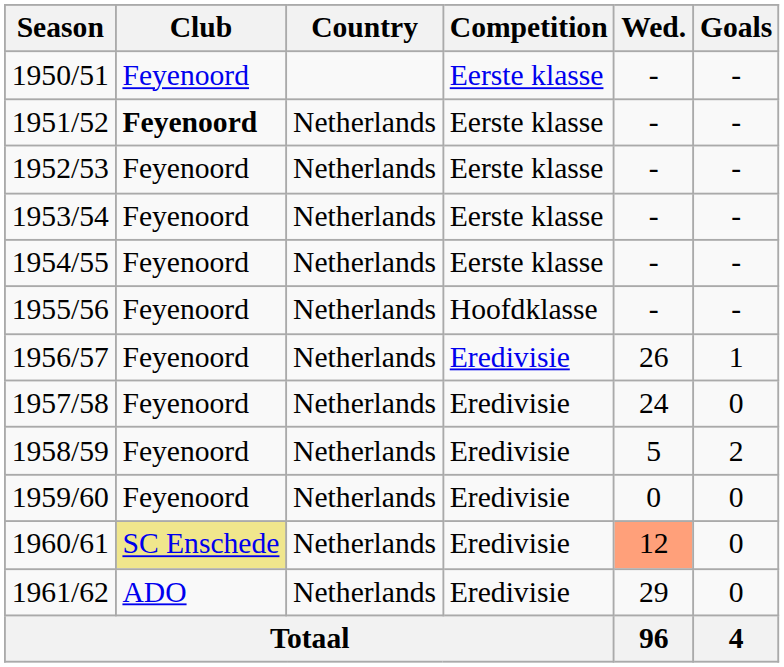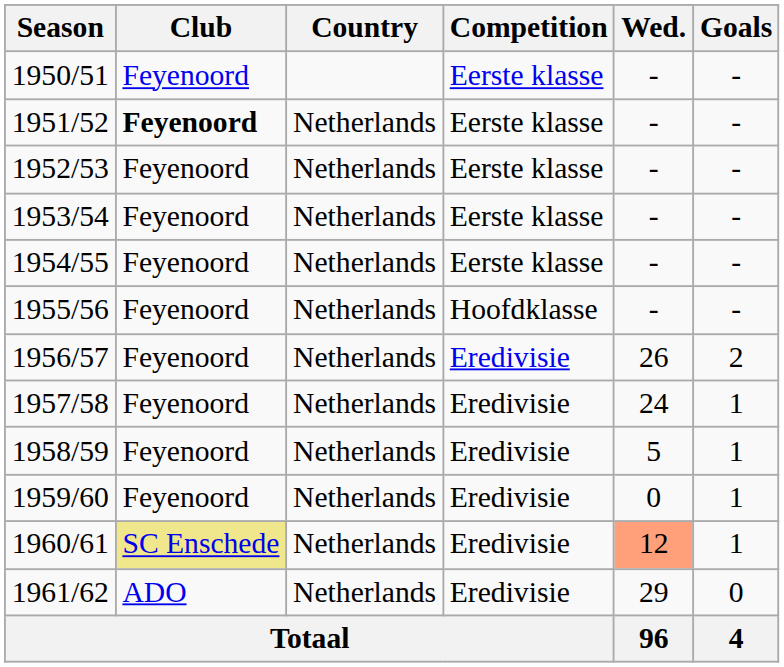(736, 356) 1 -> (736, 356) 2
(736, 403) 0 -> (736, 403) 1
(736, 450) 2 -> (736, 450) 1
(736, 497) 0 -> (736, 497) 1
(736, 544) 0 -> (736, 544) 1
